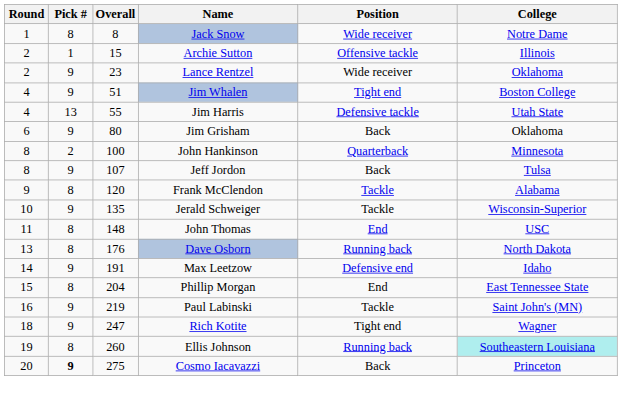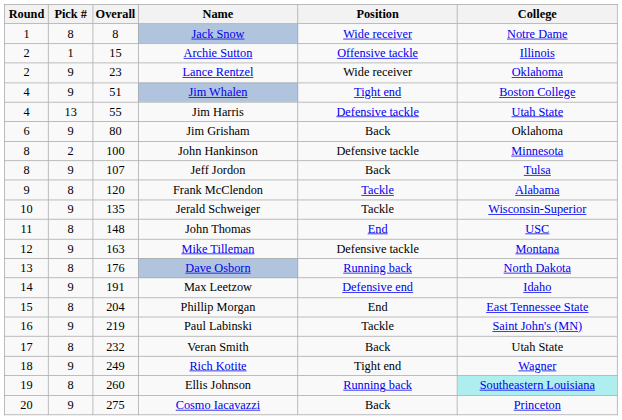(378, 151) Quarterback -> (378, 151) Defensive tackle
+ row: (218, 248)
+ row: (218, 346)
(115, 326) 247 -> (115, 365) 249
(71, 365) bold -> (71, 405) normal
